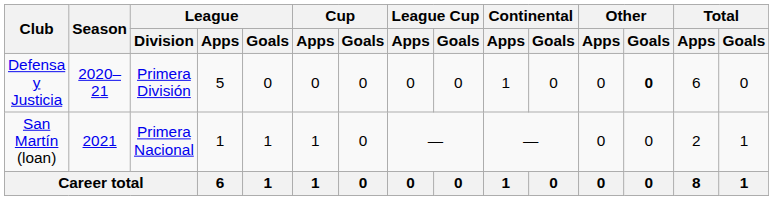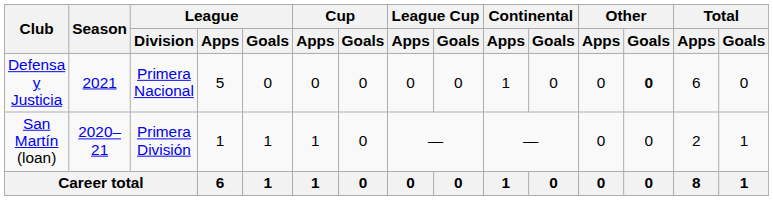(100, 82) 2020–21 -> (100, 82) 2021
(164, 82) Primera División -> (164, 82) Primera Nacional
(100, 141) 2021 -> (100, 141) 2020–21
(164, 141) Primera Nacional -> (164, 141) Primera División
